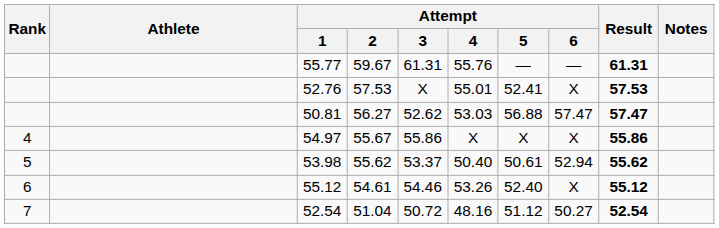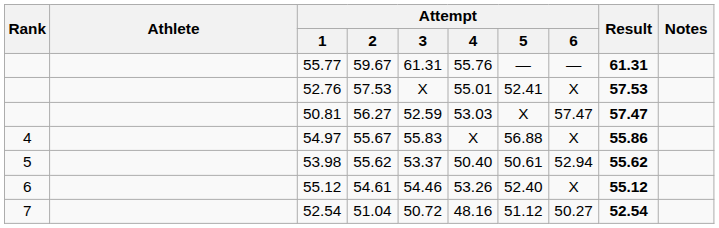(423, 114) 52.62 -> (423, 114) 52.59
(523, 114) 56.88 -> (523, 114) X
(423, 138) 55.86 -> (423, 138) 55.83
(523, 138) X -> (523, 138) 56.88
